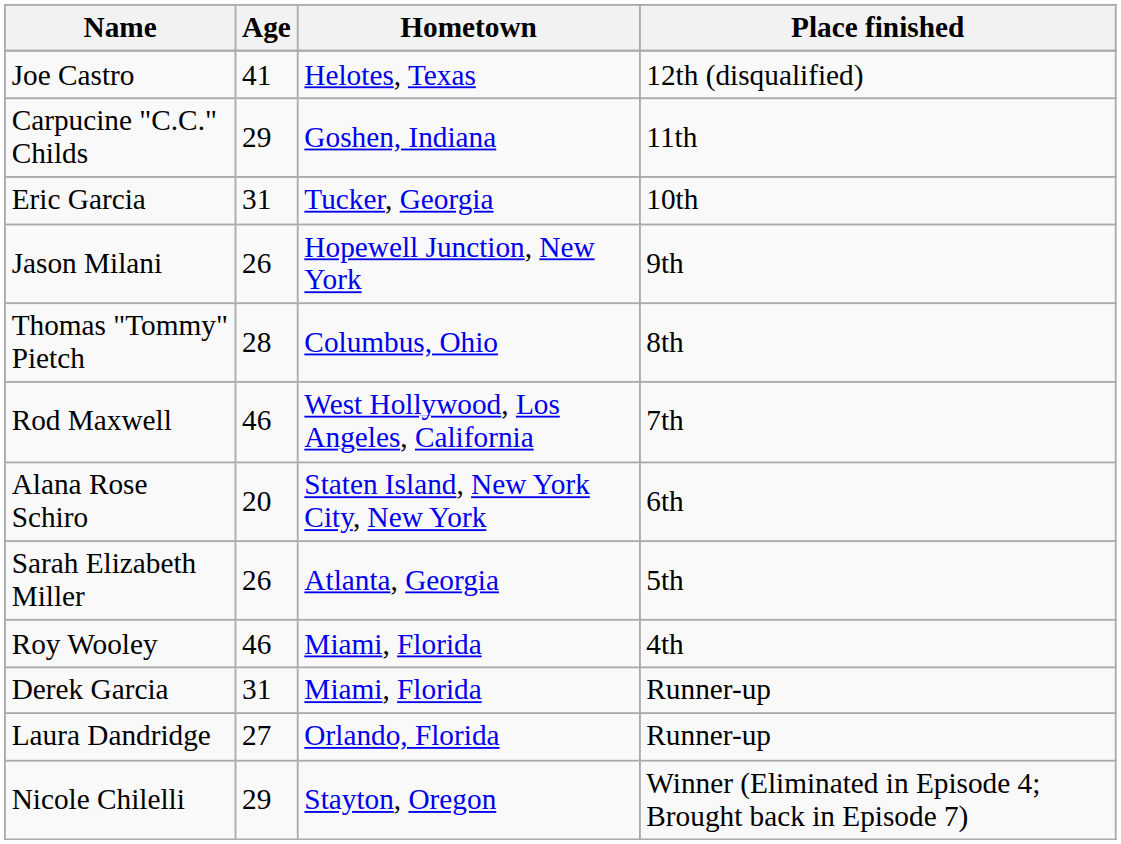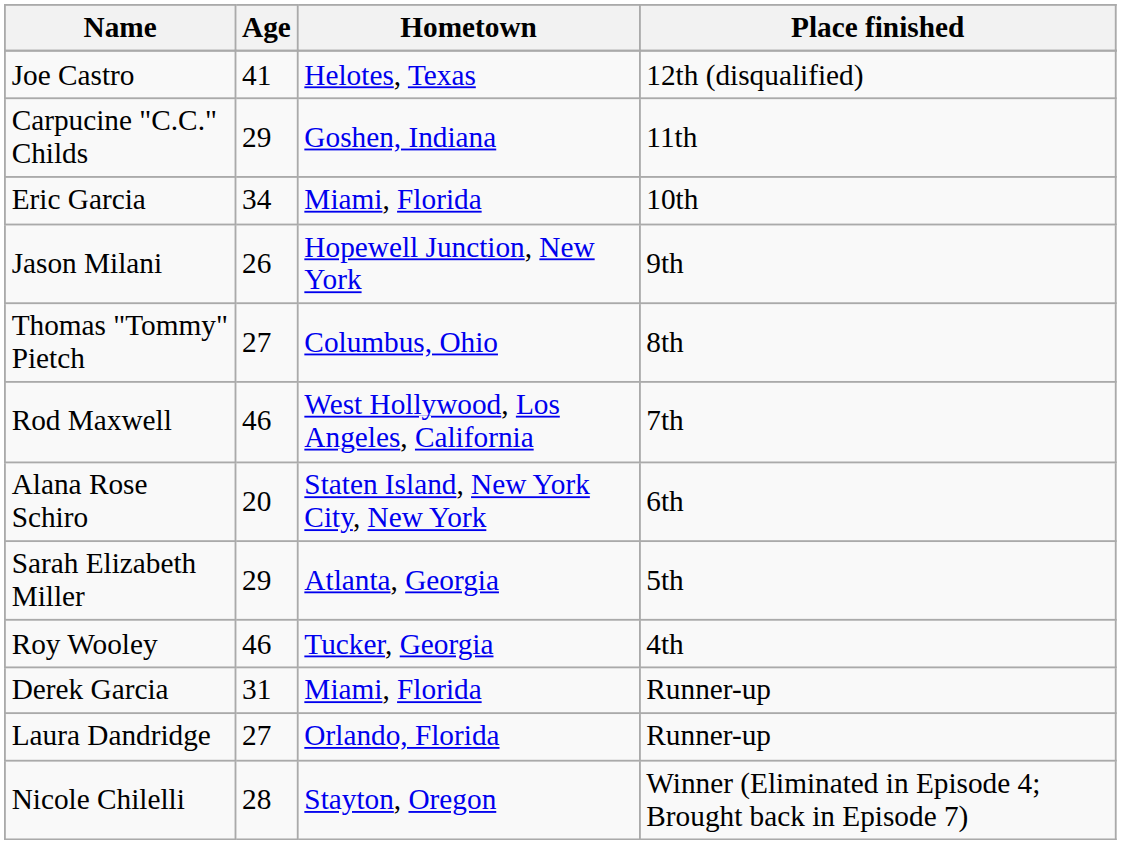(257, 199) 31 -> (257, 199) 34
(399, 199) Tucker, Georgia -> (393, 199) Miami, Florida
(257, 342) 28 -> (257, 342) 27
(257, 580) 26 -> (257, 580) 29
(393, 643) Miami, Florida -> (399, 643) Tucker, Georgia
(257, 799) 29 -> (257, 799) 28
